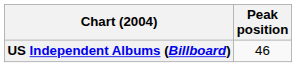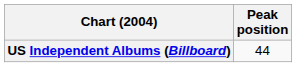(262, 51) 46 -> (262, 51) 44
